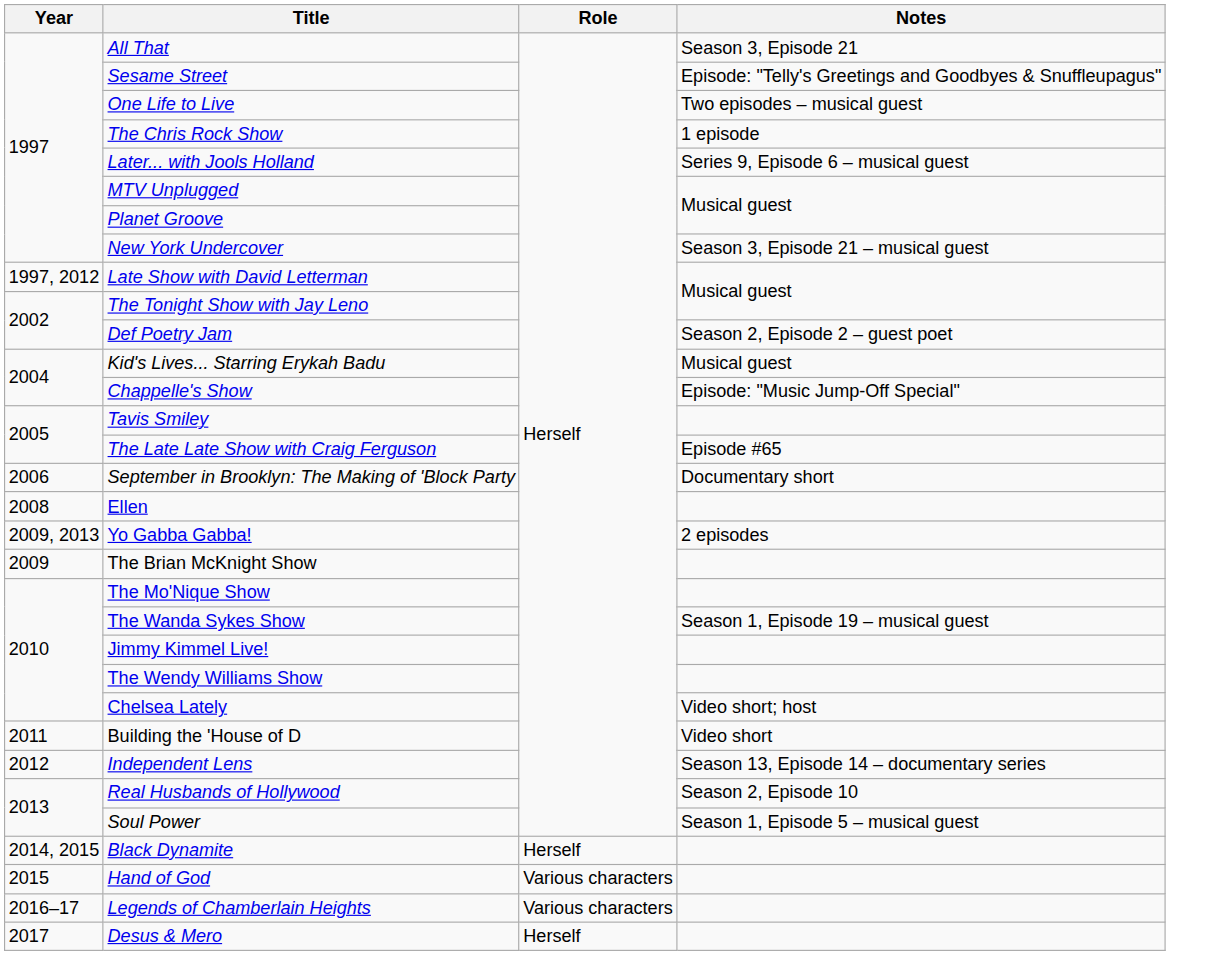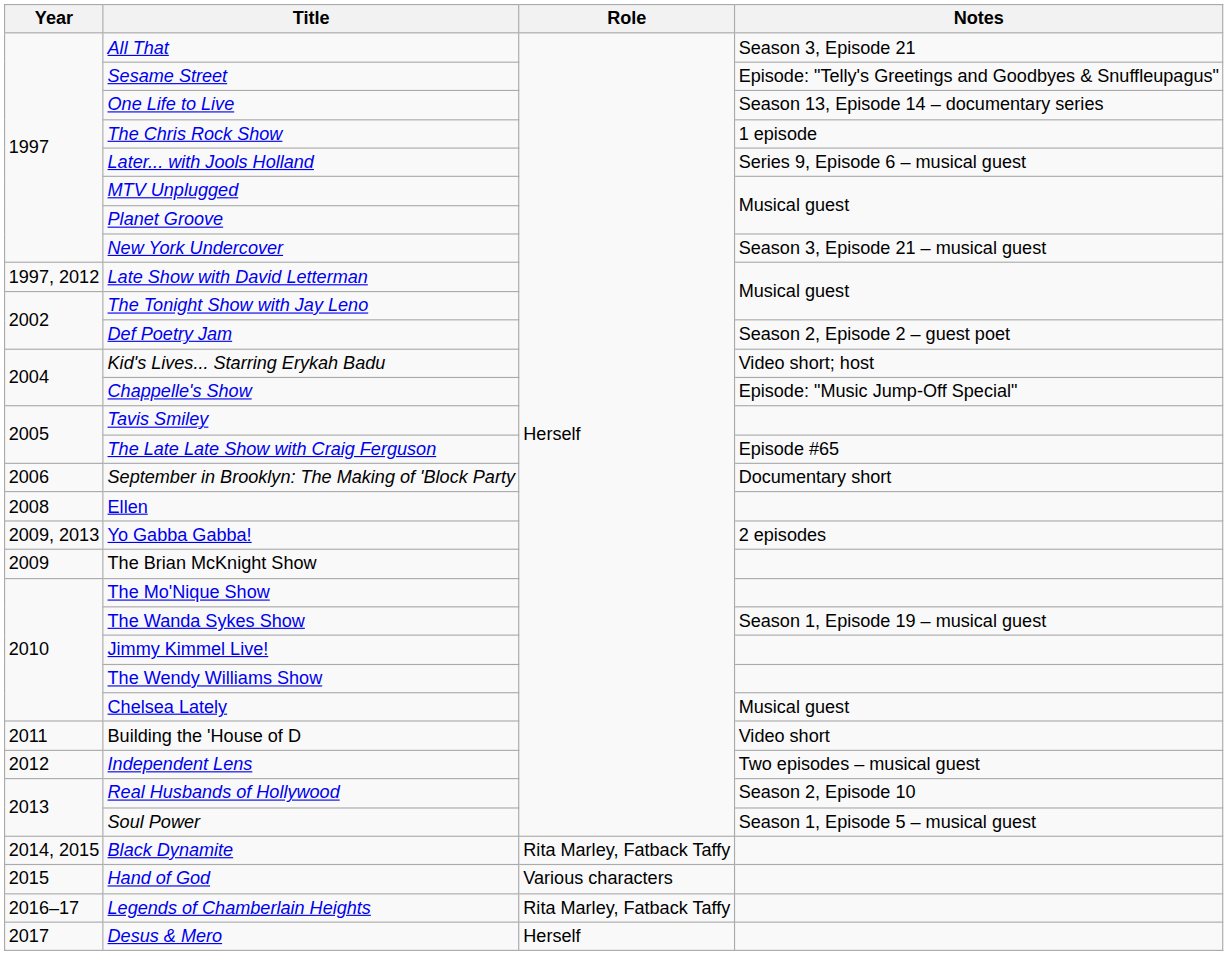(802, 104) Two episodes – musical guest -> (921, 104) Season 13, Episode 14 – documentary series
(736, 362) Musical guest -> (806, 362) Video short; host
(749, 707) Video short; host -> (794, 707) Musical guest
(863, 764) Season 13, Episode 14 – documentary series -> (859, 764) Two episodes – musical guest
(552, 850) Herself -> (627, 850) Rita Marley, Fatback Taffy
(598, 907) Various characters -> (627, 907) Rita Marley, Fatback Taffy
